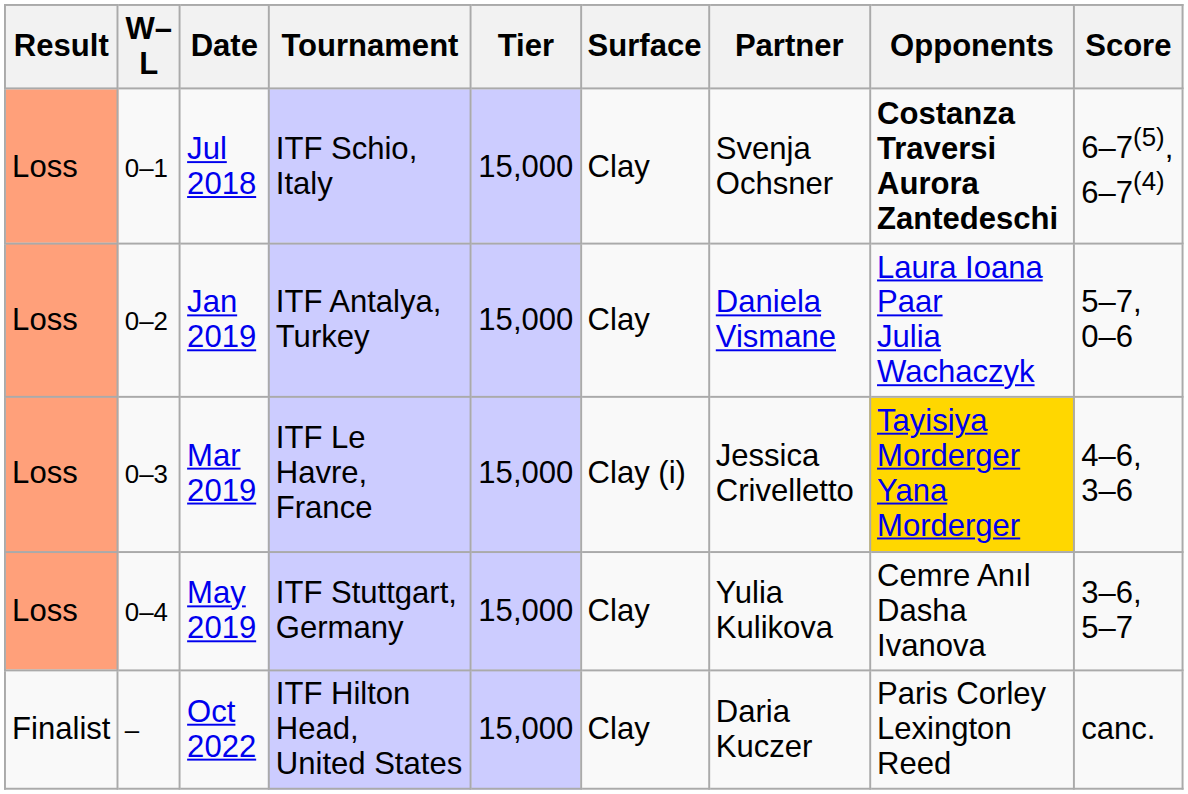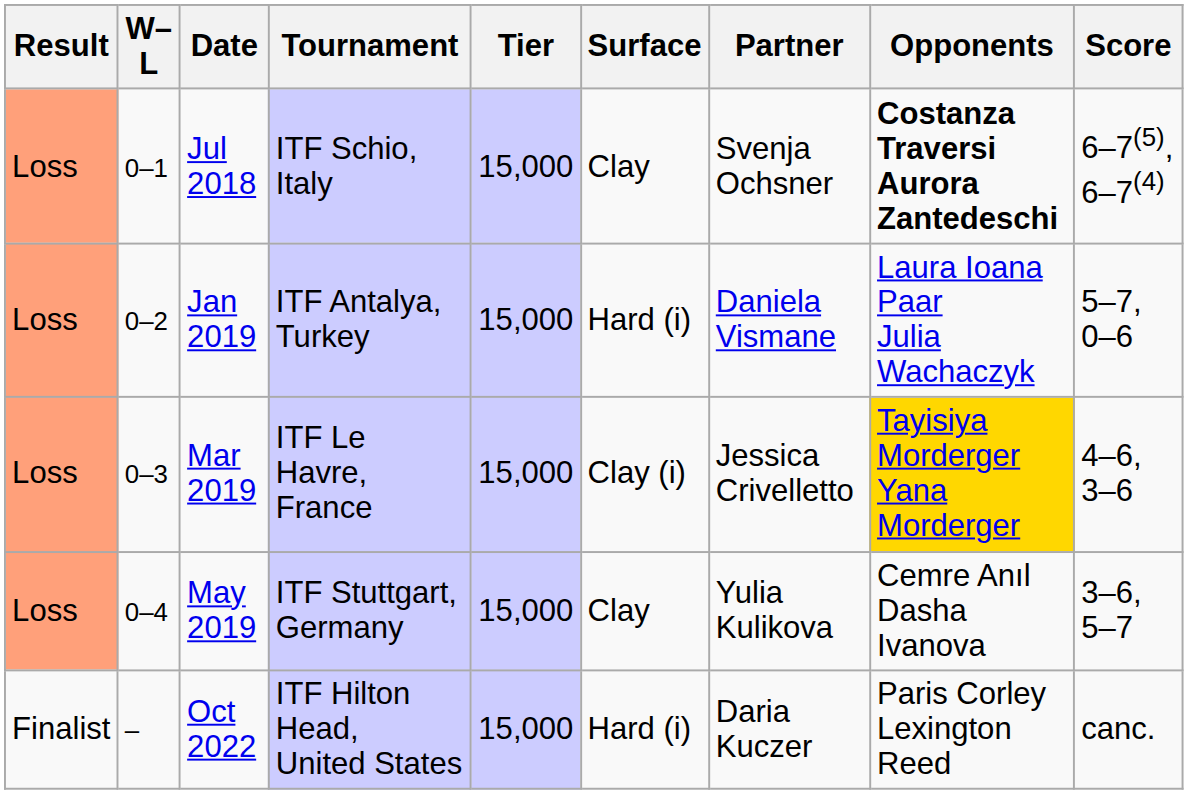(619, 319) Clay -> (639, 319) Hard (i)
(619, 729) Clay -> (639, 729) Hard (i)
